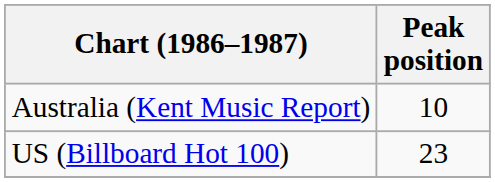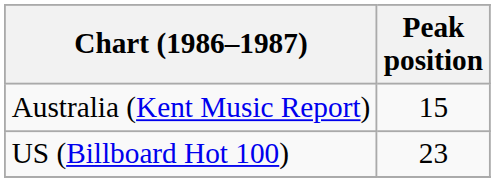(433, 107) 10 -> (433, 107) 15
